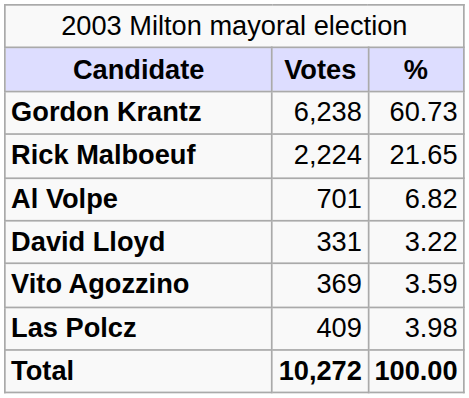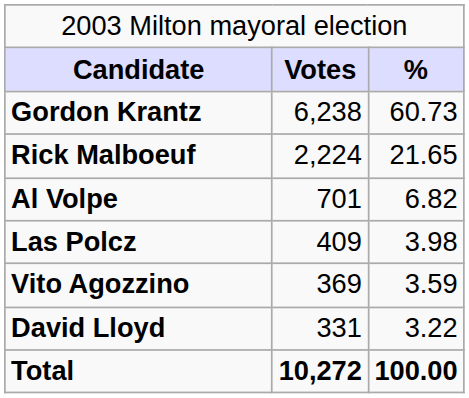rows swapped: (74, 328) <-> (88, 241)
